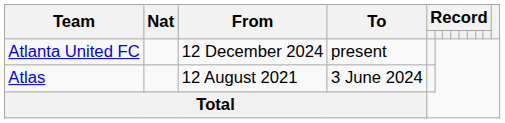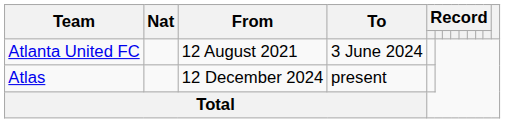(253, 51) 12 December 2024 -> (240, 51) 12 August 2021
(359, 51) present -> (377, 51) 3 June 2024
(240, 78) 12 August 2021 -> (253, 78) 12 December 2024
(377, 78) 3 June 2024 -> (359, 78) present
